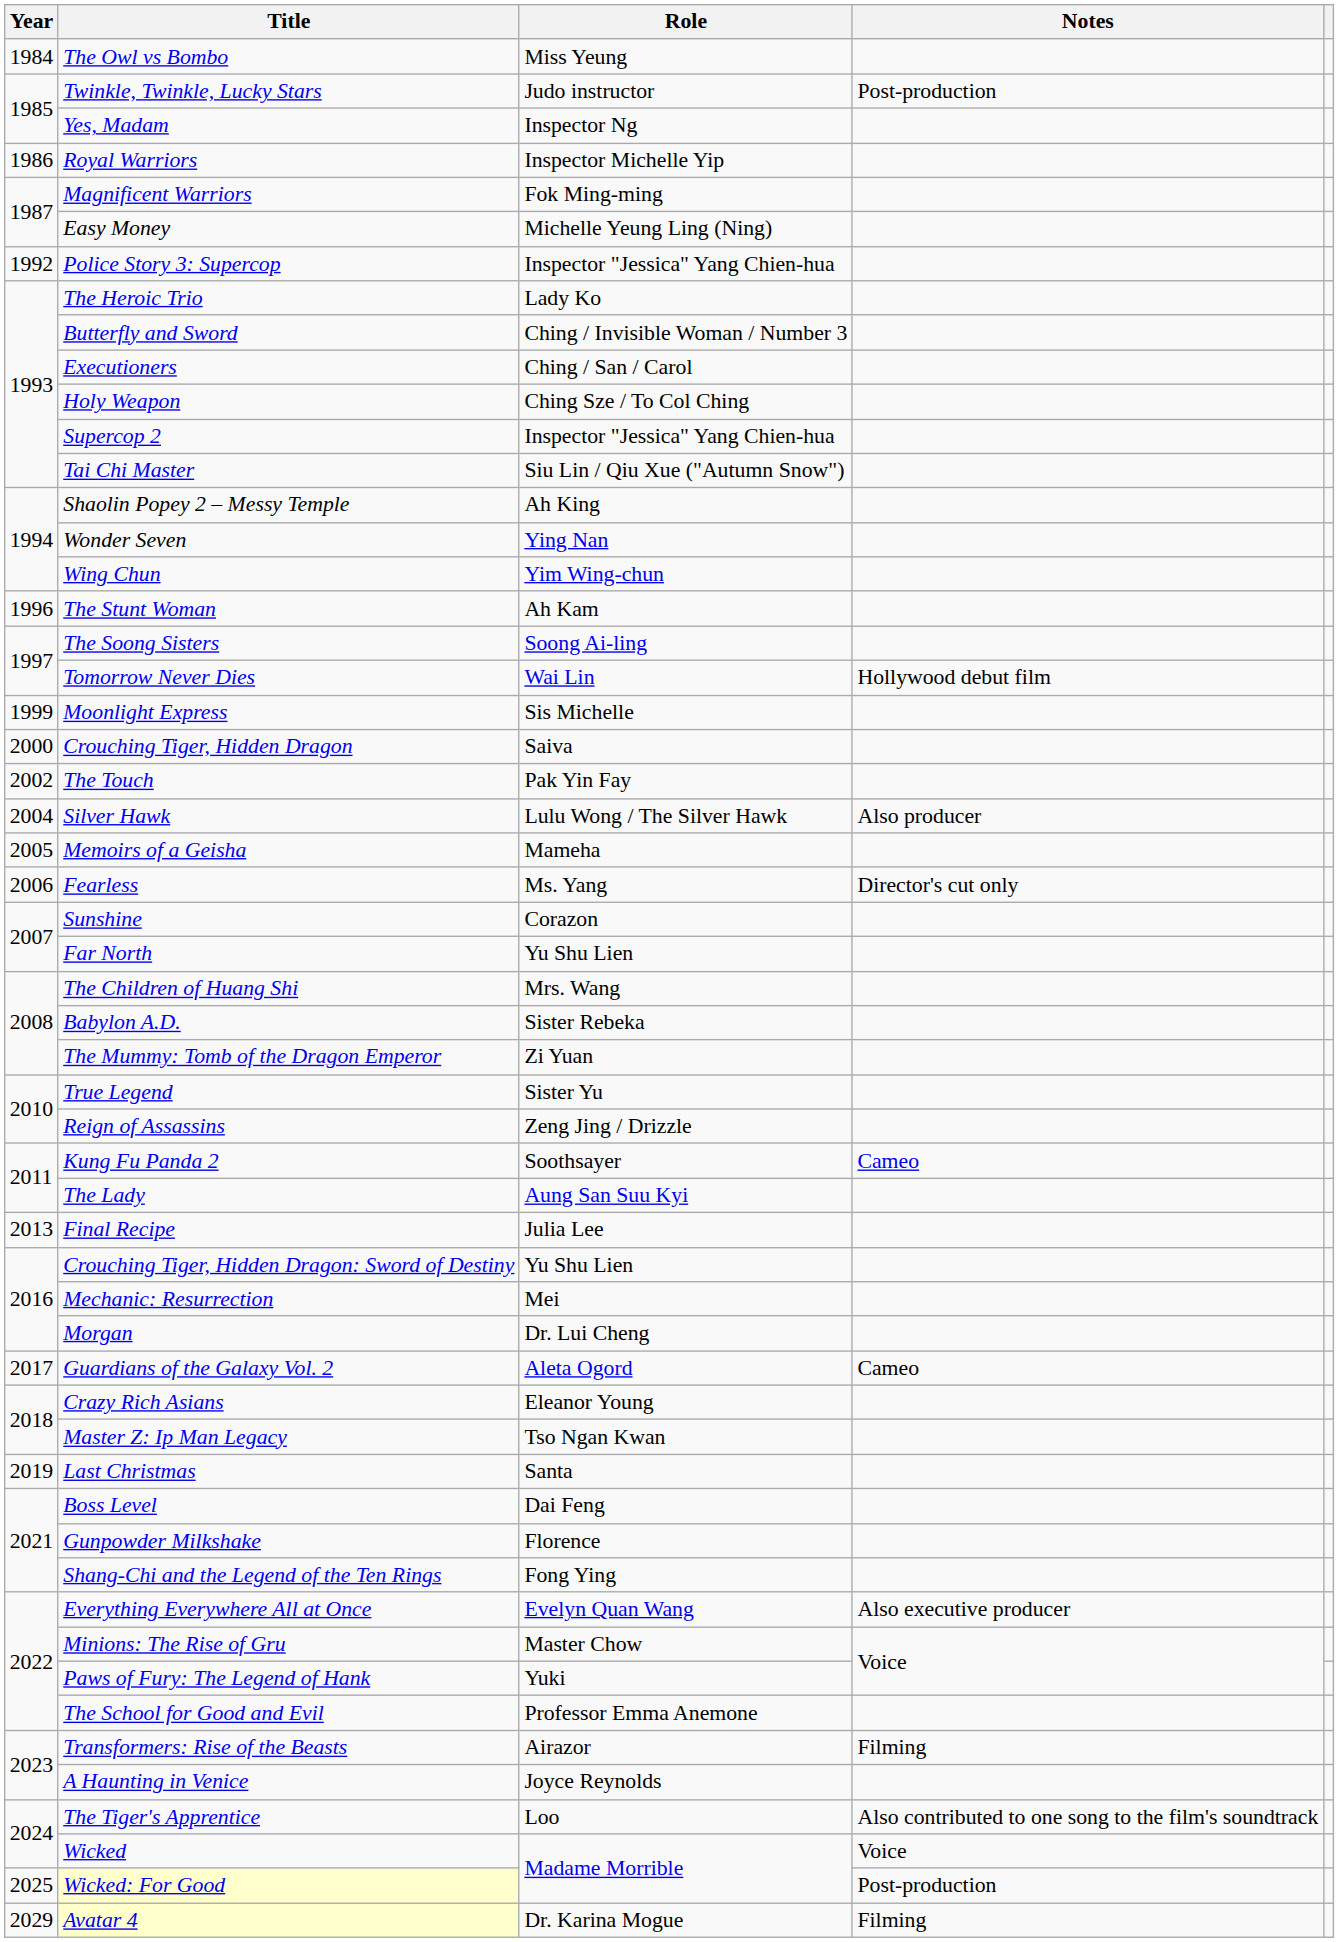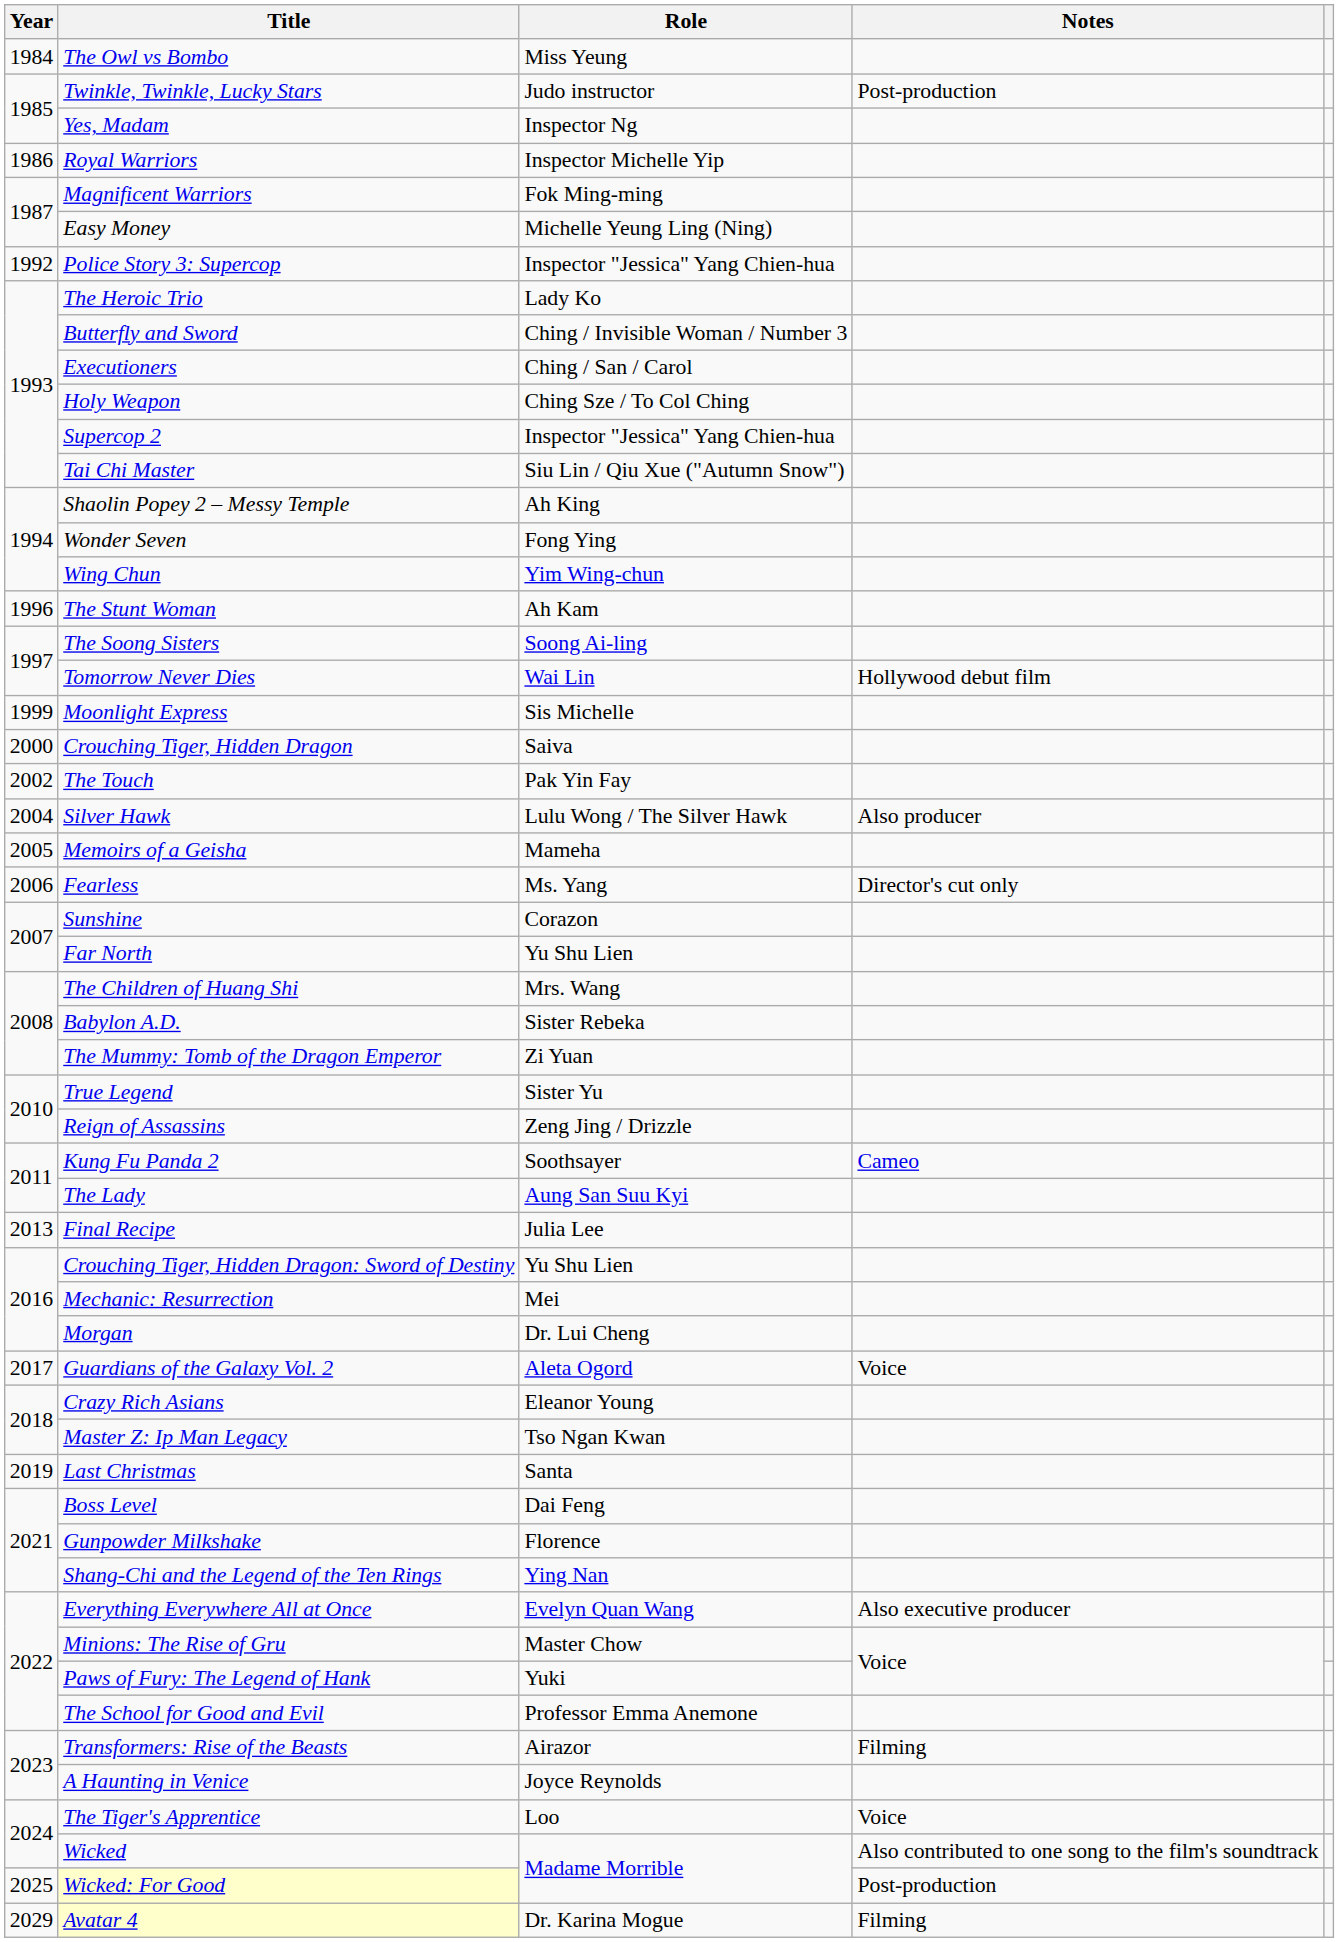(566, 539) Ying Nan -> (570, 539) Fong Ying
(888, 1367) Cameo -> (882, 1367) Voice
(570, 1574) Fong Ying -> (566, 1574) Ying Nan
(1088, 1816) Also contributed to one song to the film's soundtrack -> (882, 1816) Voice
(882, 1850) Voice -> (1088, 1850) Also contributed to one song to the film's soundtrack
